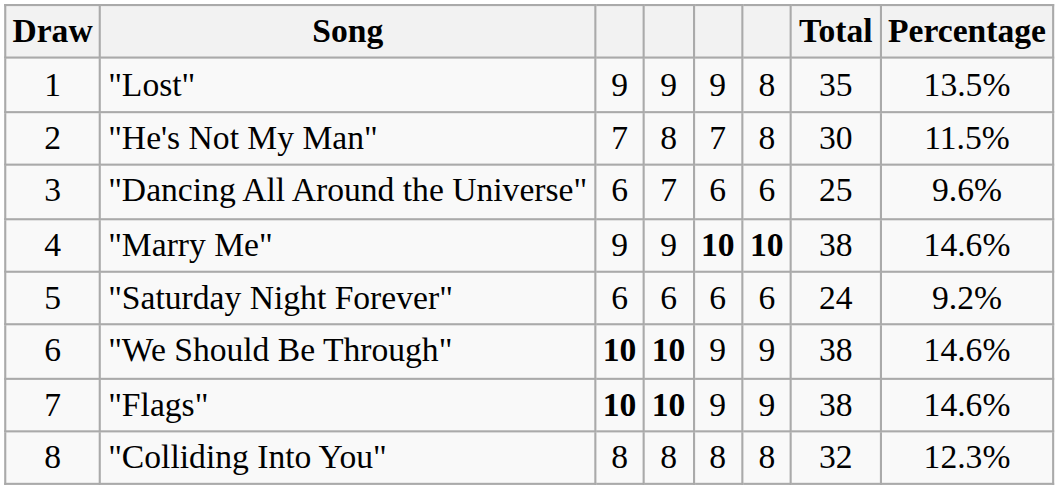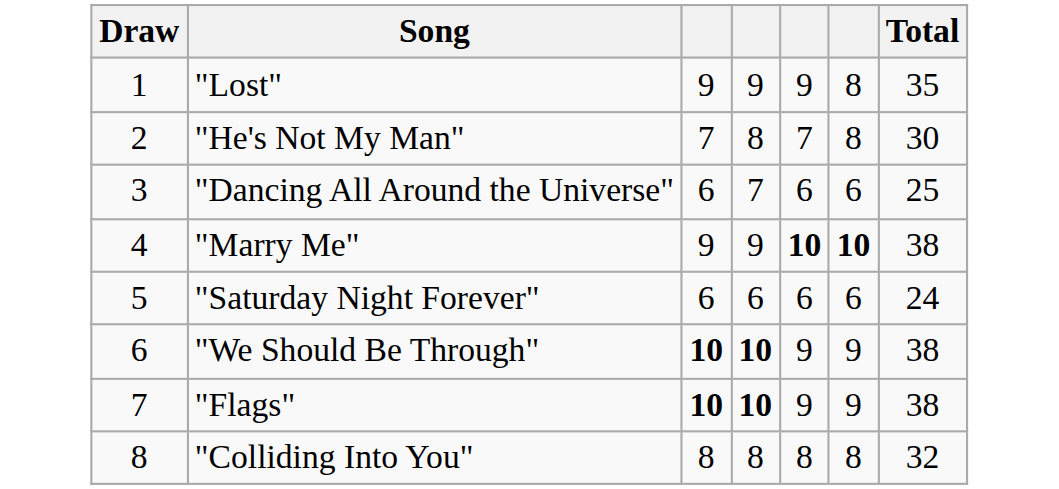- column: (967, 31)
